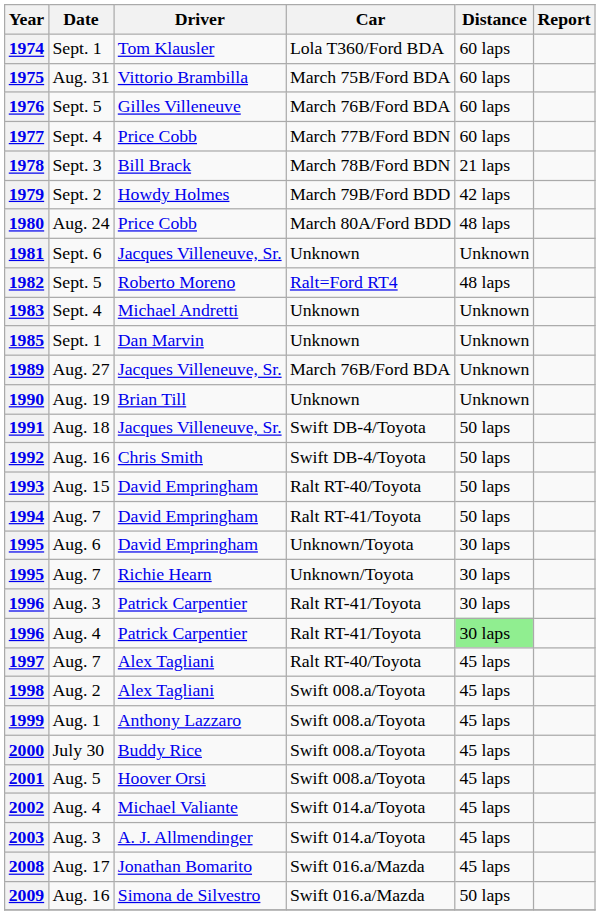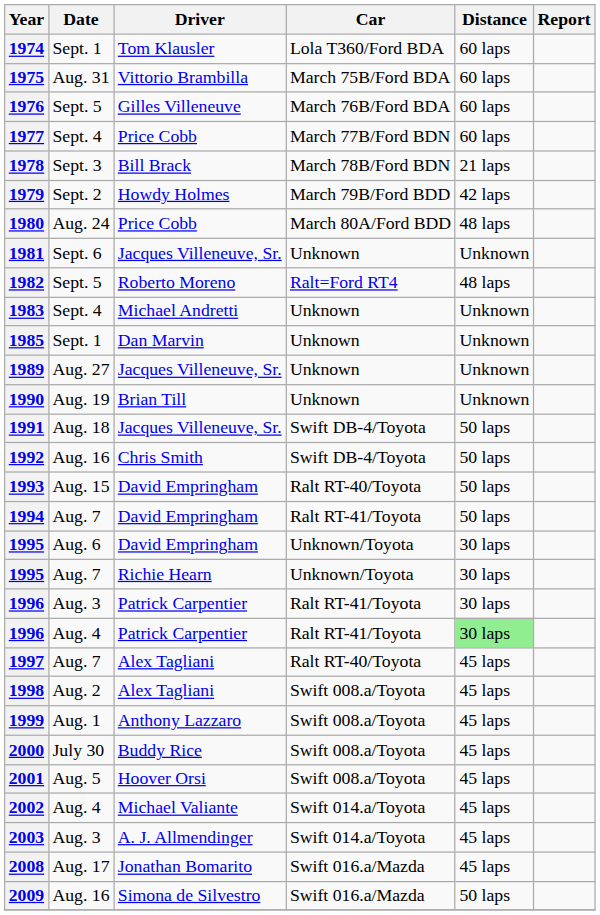(370, 370) March 76B/Ford BDA -> (325, 370) Unknown
